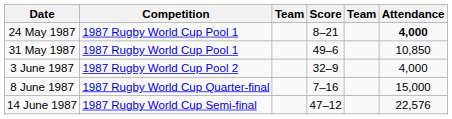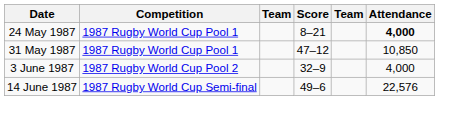(326, 50) 49–6 -> (313, 50) 47–12
- row: (42, 87)
(326, 105) 47–12 -> (313, 87) 49–6
